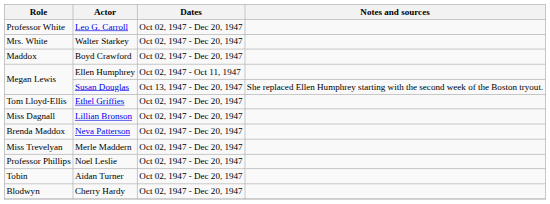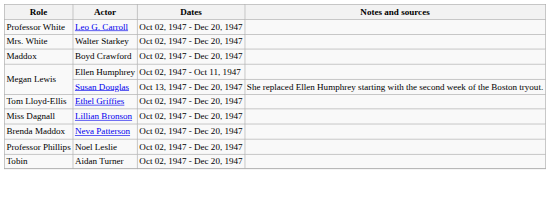- row: (103, 147)
- row: (100, 191)
